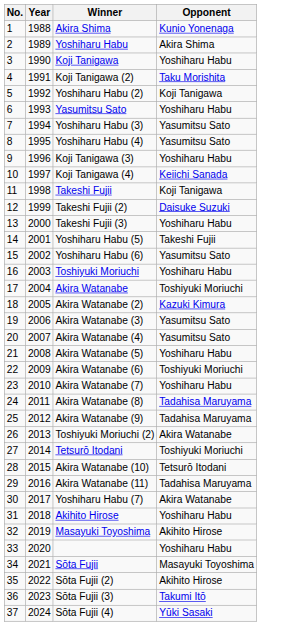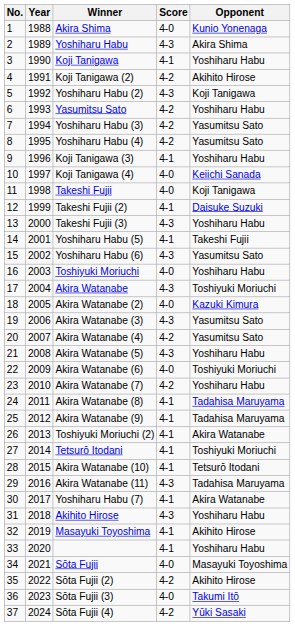+ column: (173, 12)
(192, 77) Taku Morishita -> (224, 77) Akihito Hirose
